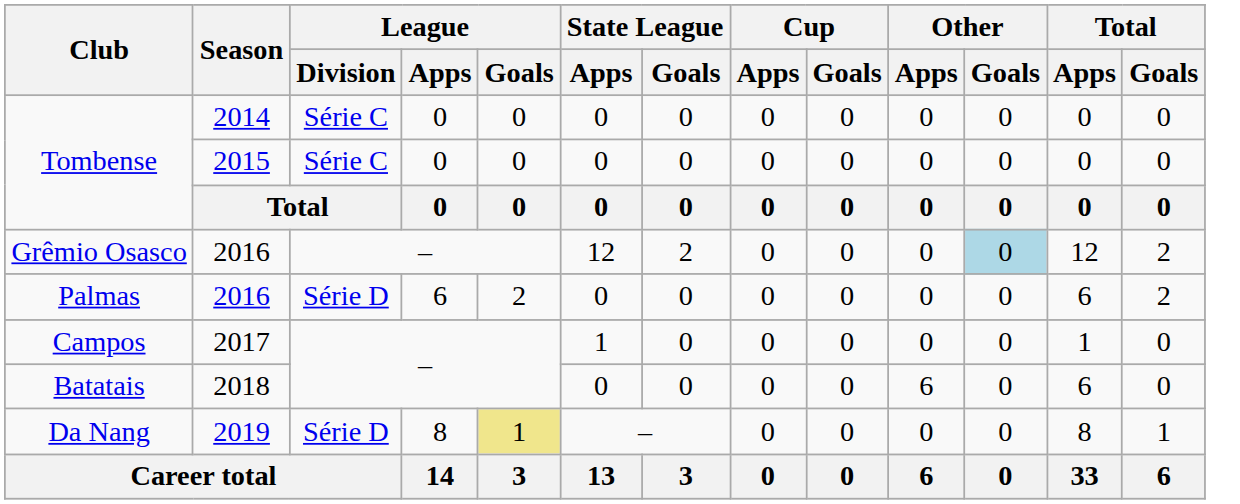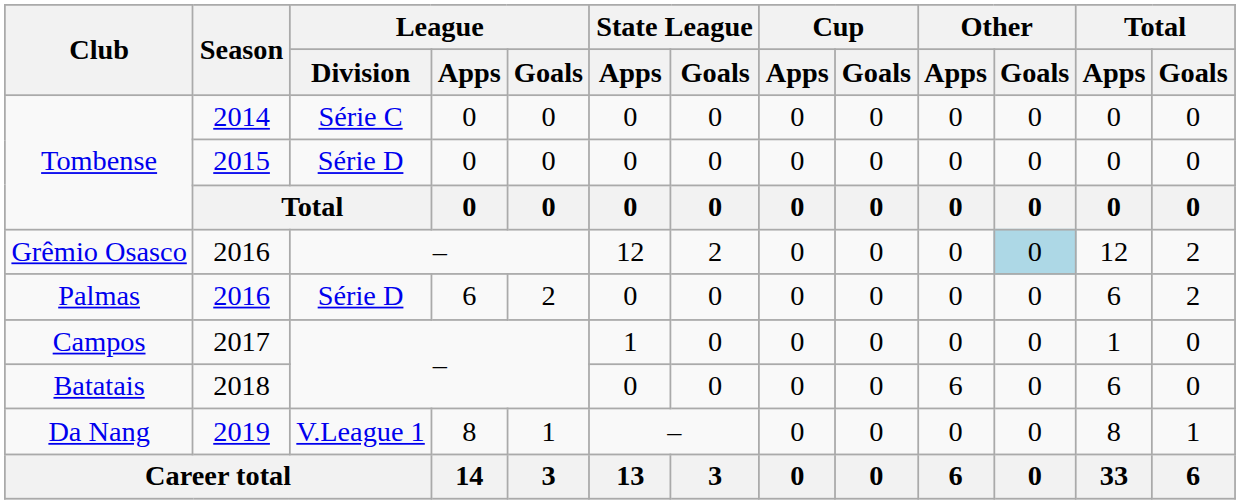(346, 161) Série C -> (361, 161) Série D
(346, 431) Série D -> (361, 431) V.League 1
(519, 431) khaki background -> (548, 431) no background
